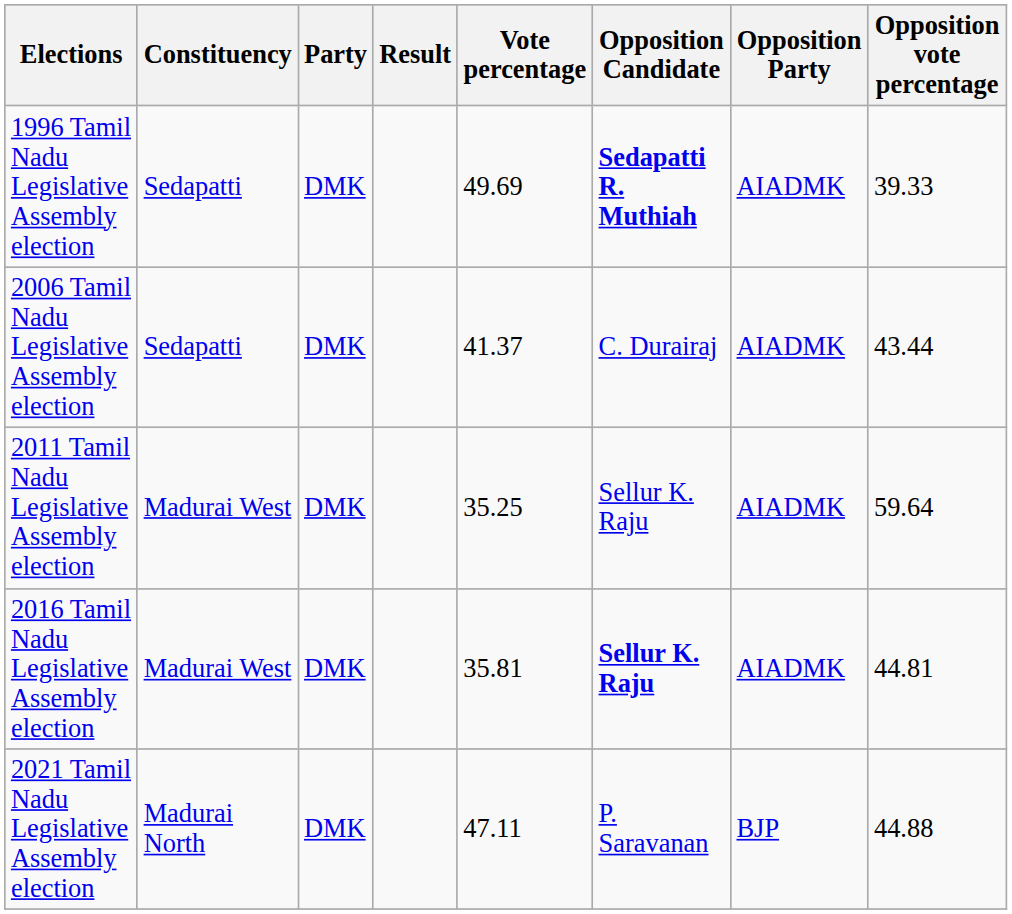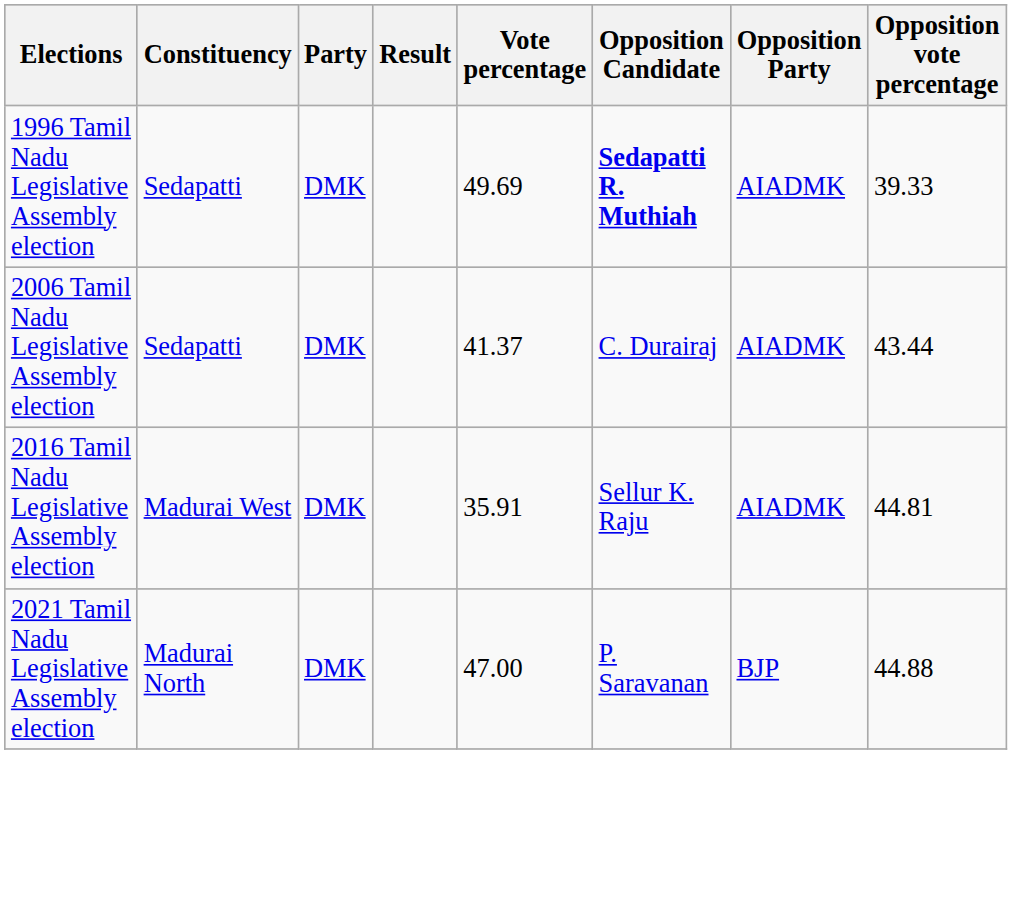- row: (70, 507)
(493, 668) 35.81 -> (493, 507) 35.91
(649, 668) bold -> (646, 507) normal
(492, 828) 47.11 -> (493, 668) 47.00
